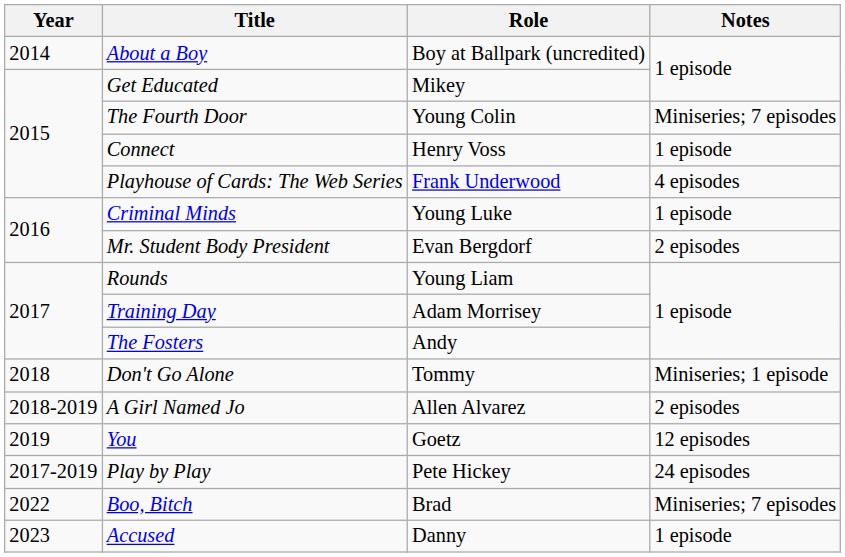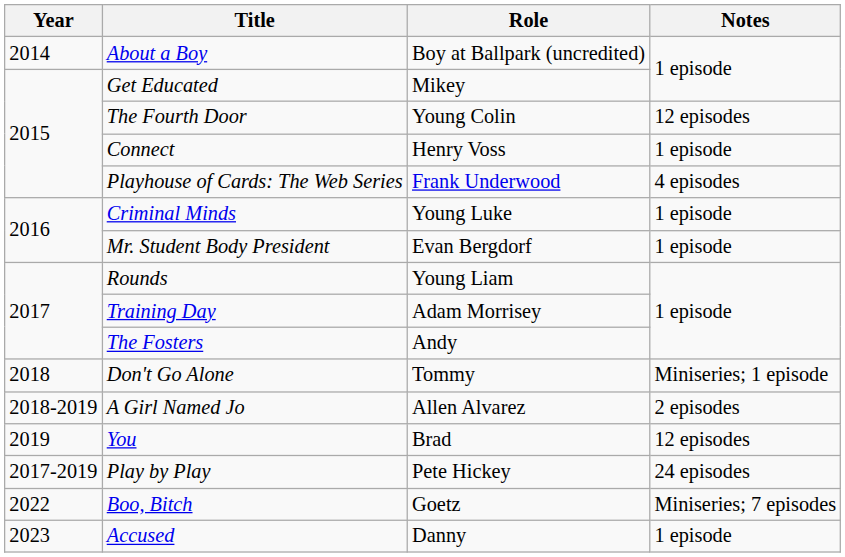(745, 117) Miniseries; 7 episodes -> (702, 117) 12 episodes
(697, 246) 2 episodes -> (693, 246) 1 episode
(436, 439) Goetz -> (432, 439) Brad
(432, 504) Brad -> (436, 504) Goetz
